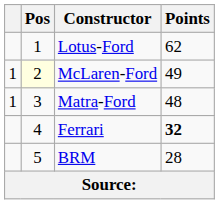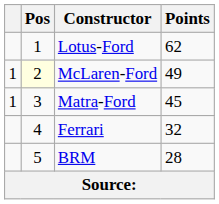(173, 102) 48 -> (173, 102) 45
(173, 129) bold -> (173, 129) normal
